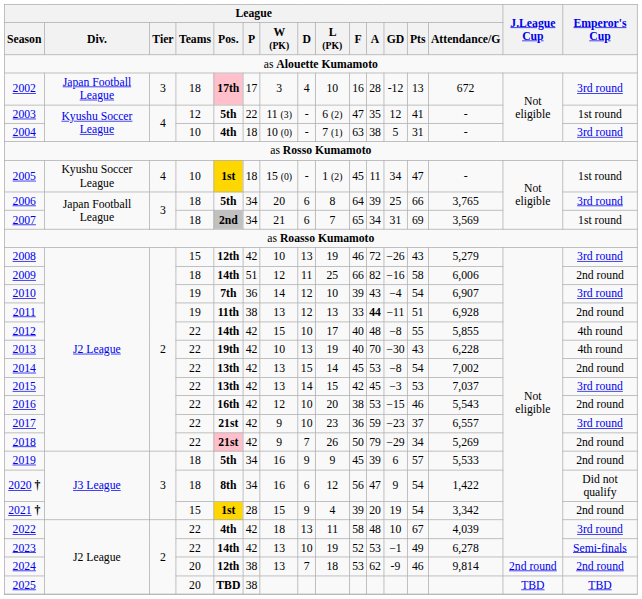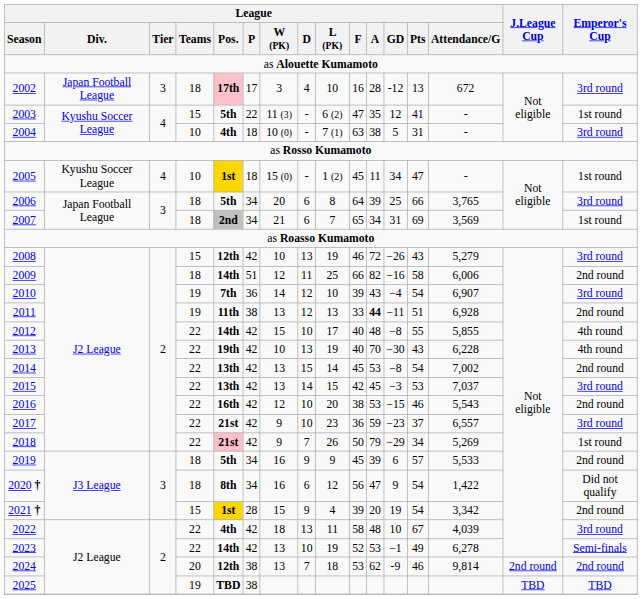(195, 114) 12 -> (195, 114) 15
(600, 442) 2nd round -> (600, 442) 1st round
(195, 584) 20 -> (195, 584) 19
